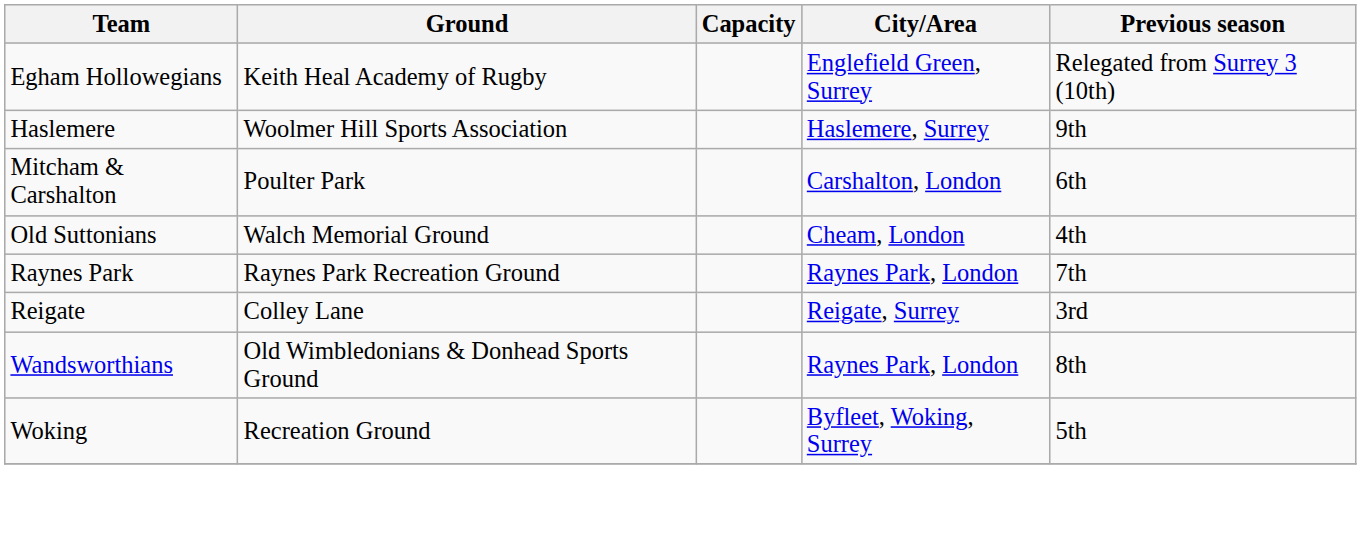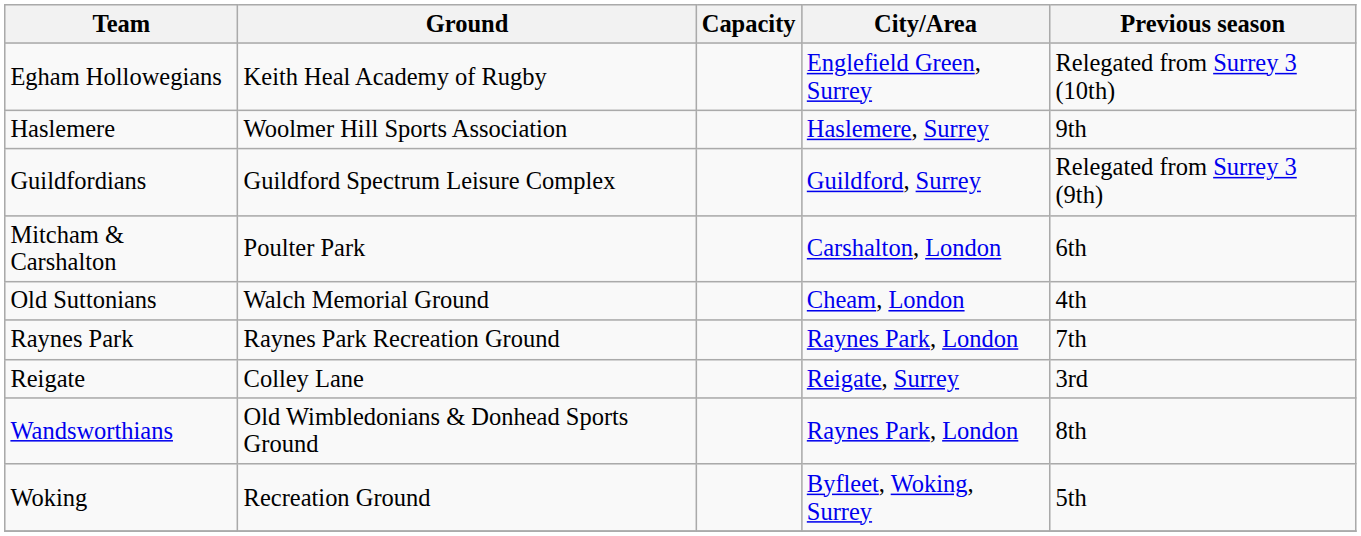+ row: (78, 181)
